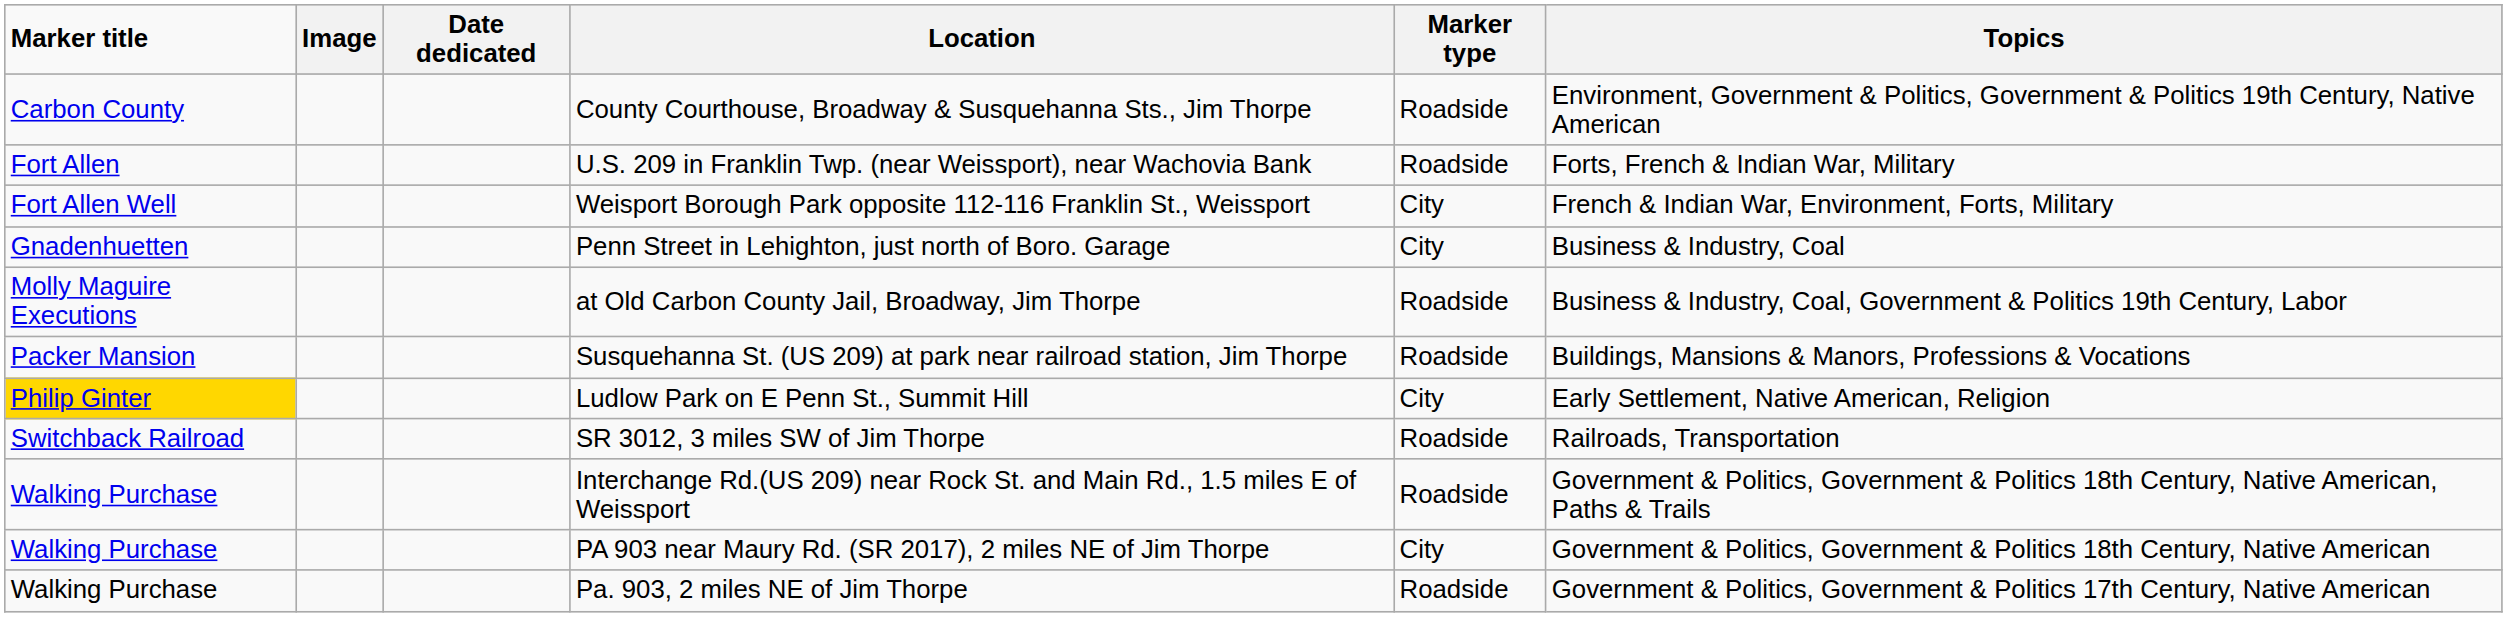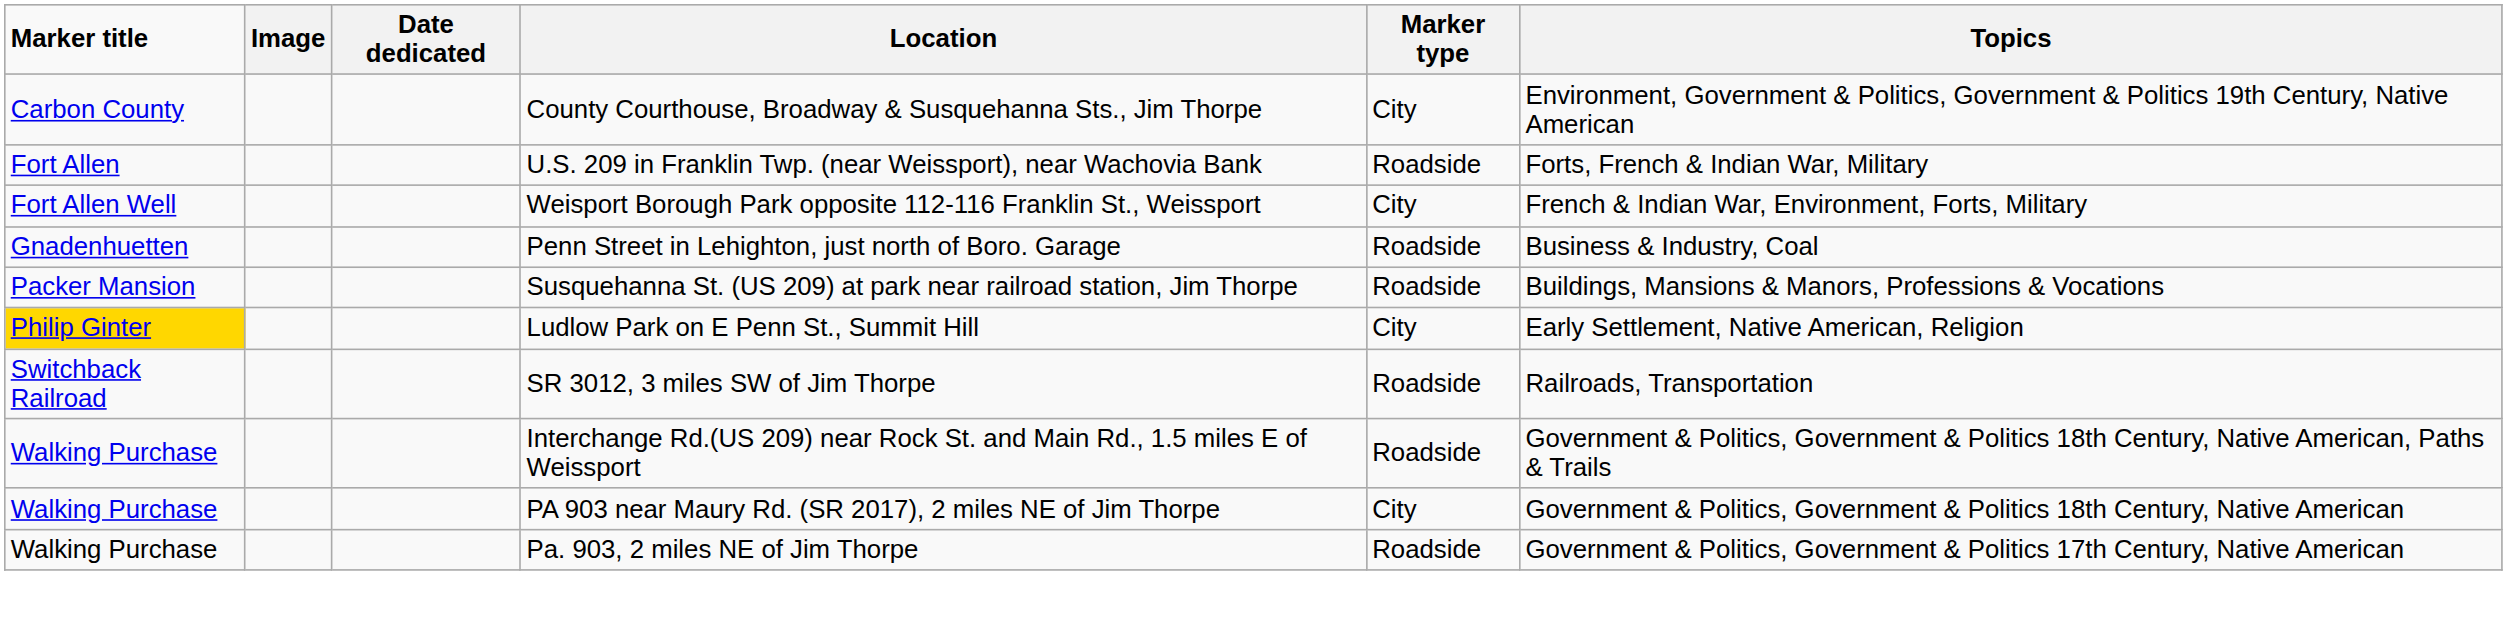(1454, 109) Roadside -> (1394, 109) City
(1422, 246) City -> (1427, 246) Roadside
- row: (858, 301)
